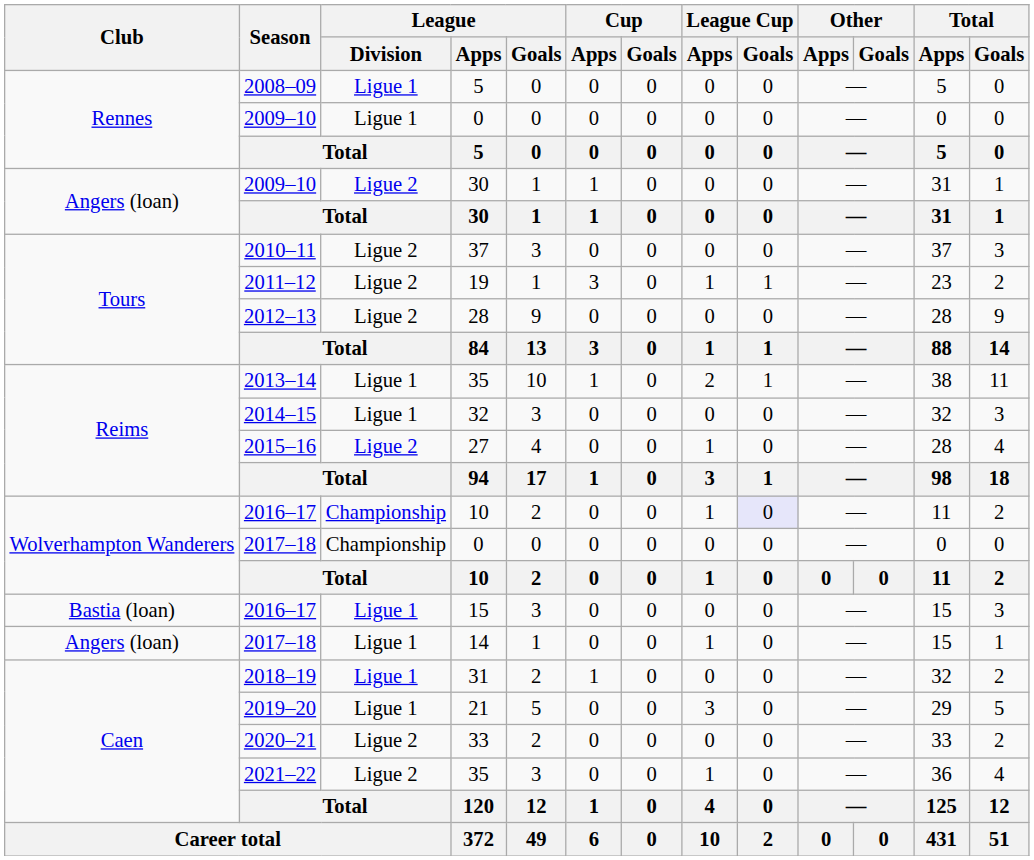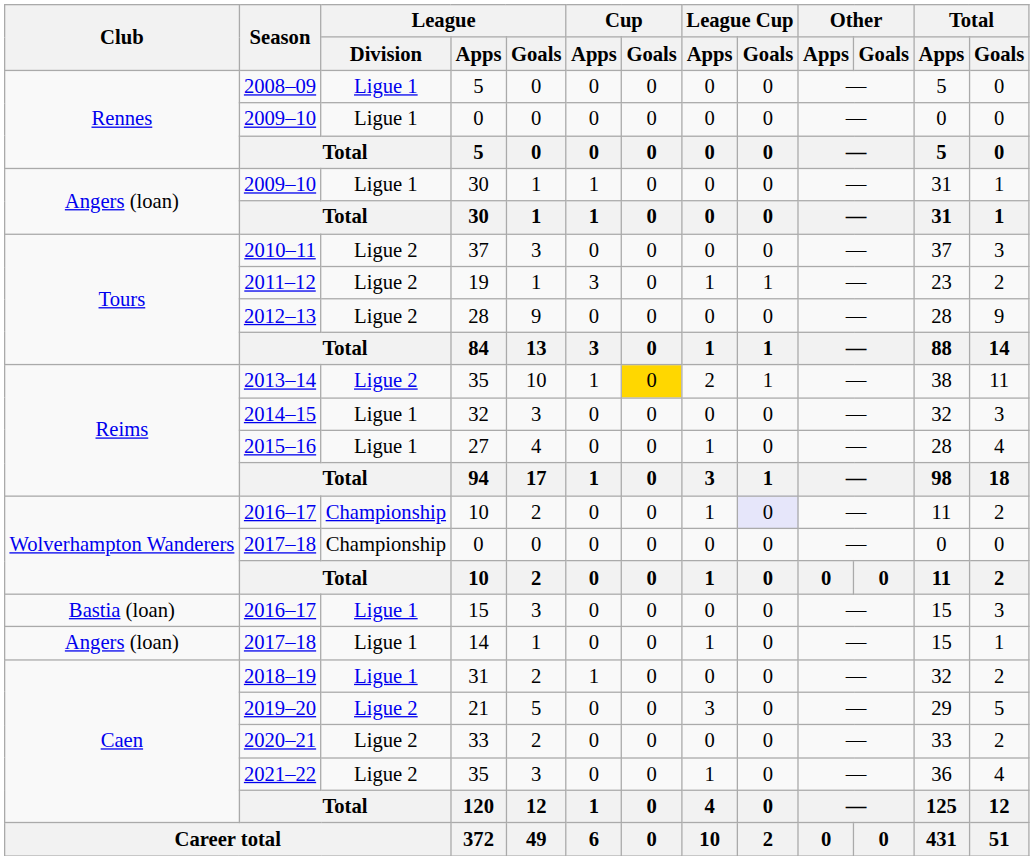(386, 184) Ligue 2 -> (386, 184) Ligue 1
(386, 380) Ligue 1 -> (386, 380) Ligue 2
(652, 380) no background -> (652, 380) gold background
(386, 446) Ligue 2 -> (386, 446) Ligue 1
(386, 708) Ligue 1 -> (386, 708) Ligue 2
